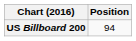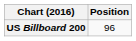(110, 28) 94 -> (110, 28) 96
